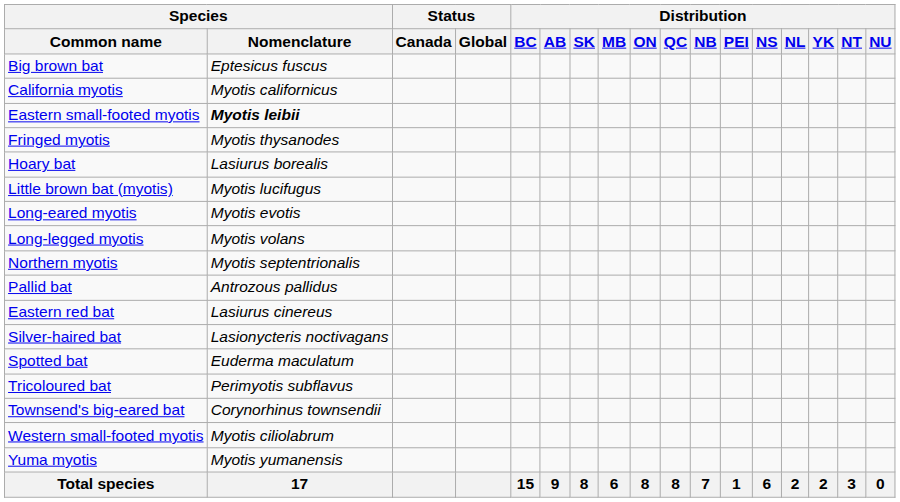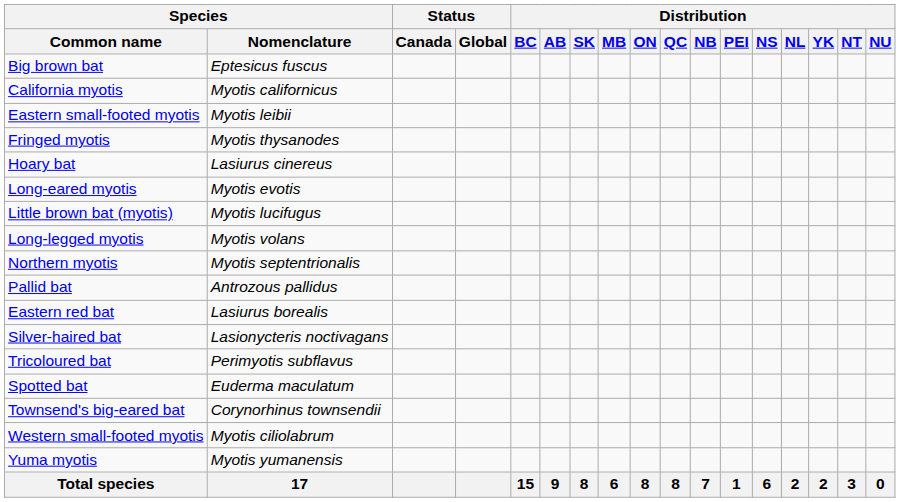(255, 115) bold -> (251, 115) normal
(269, 164) Lasiurus borealis -> (272, 164) Lasiurus cinereus
rows swapped: (90, 189) <-> (72, 213)
(272, 312) Lasiurus cinereus -> (269, 312) Lasiurus borealis
rows swapped: (48, 361) <-> (60, 386)
